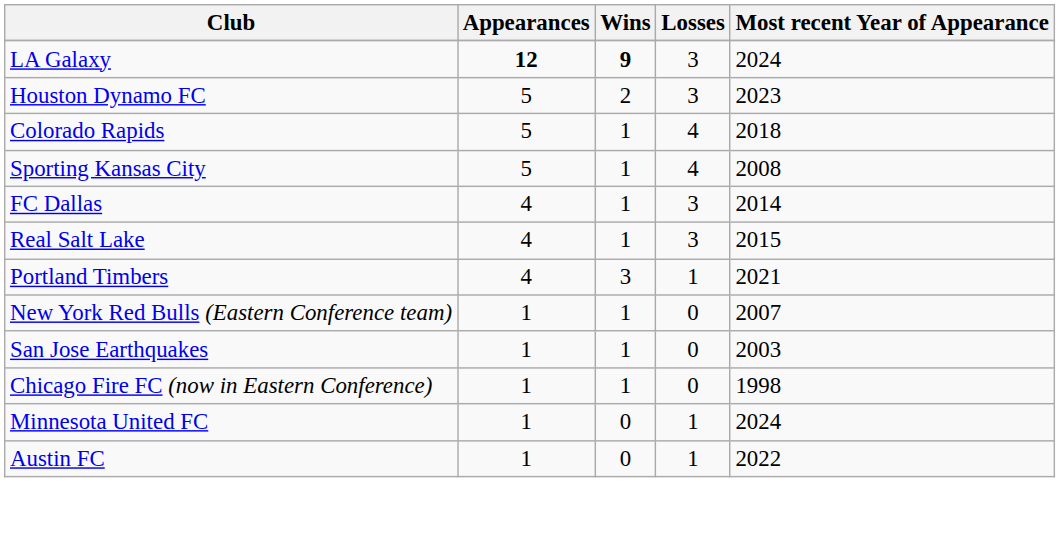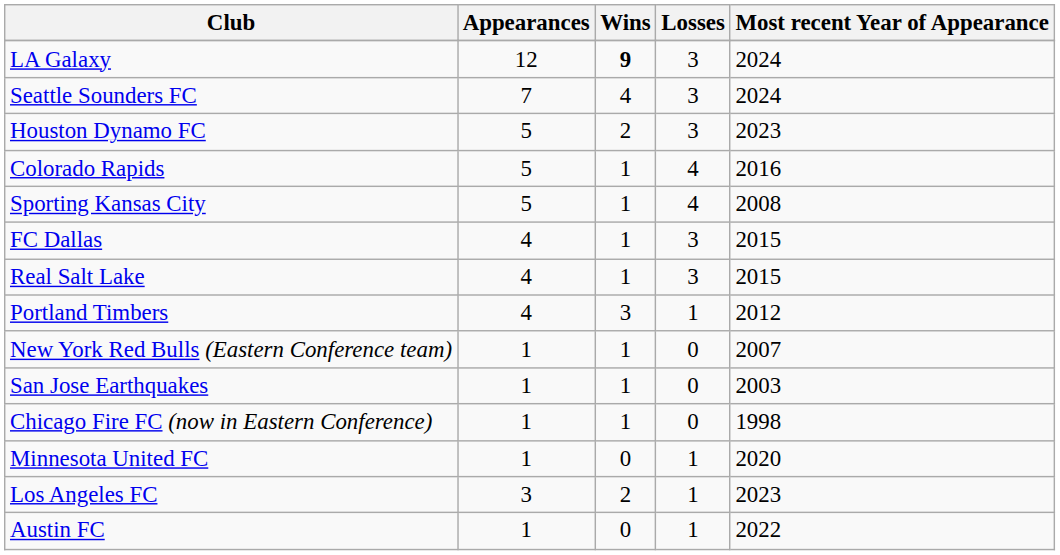(526, 58) bold -> (526, 58) normal
+ row: (103, 95)
(758, 131) 2018 -> (758, 167) 2016
(758, 204) 2014 -> (758, 240) 2015
(758, 276) 2021 -> (758, 312) 2012
(758, 421) 2024 -> (758, 458) 2020
+ row: (84, 494)
